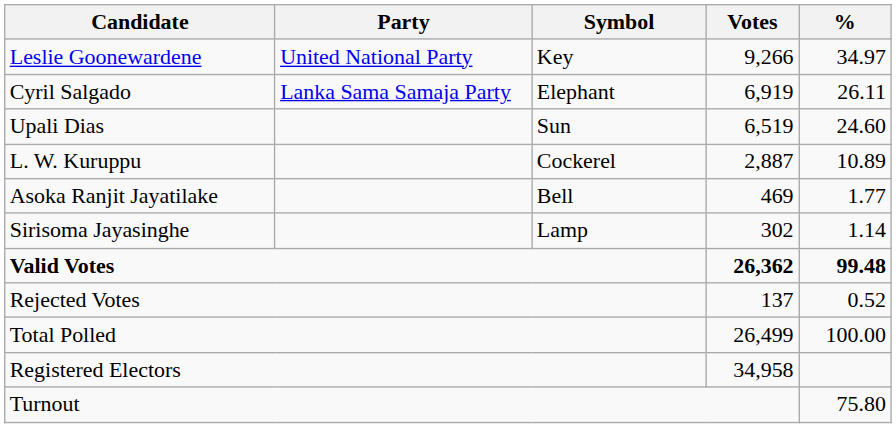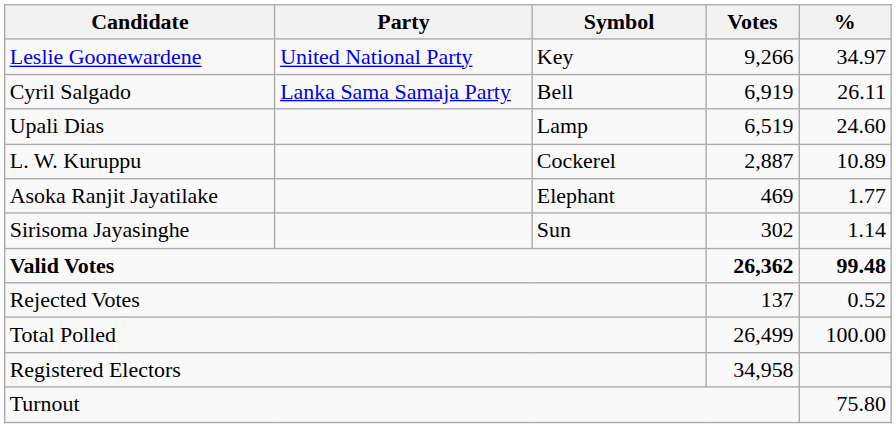(576, 91) Elephant -> (555, 91) Bell
(554, 126) Sun -> (562, 126) Lamp
(555, 195) Bell -> (576, 195) Elephant
(562, 230) Lamp -> (554, 230) Sun
